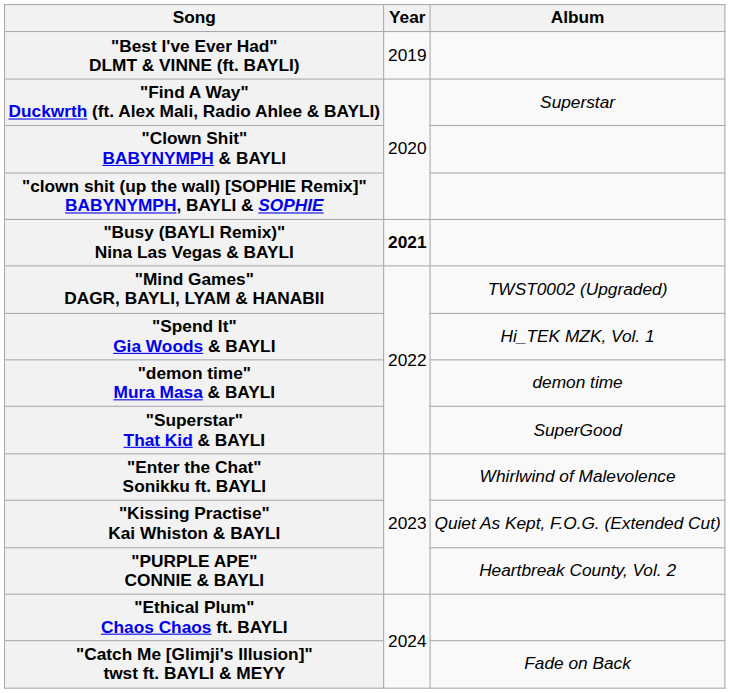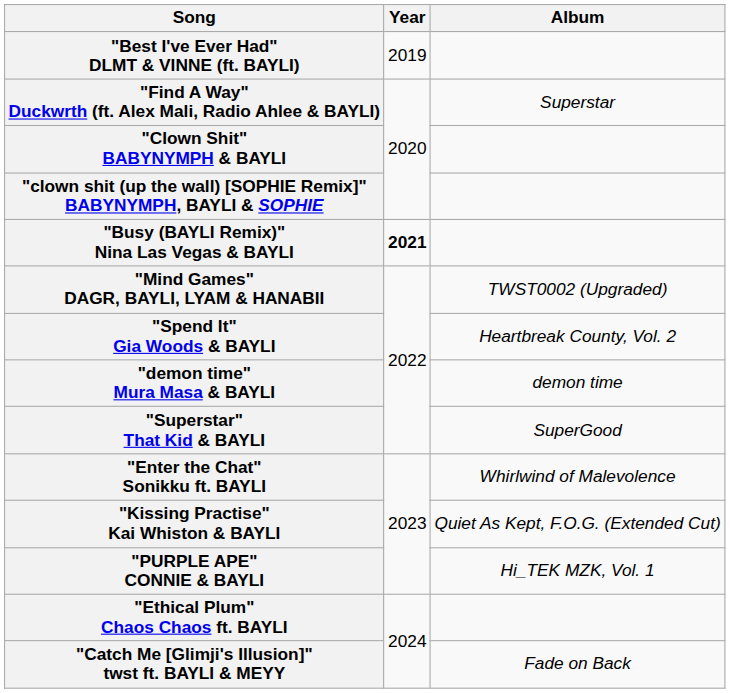(578, 336) Hi_TEK MZK, Vol. 1 -> (578, 336) Heartbreak County, Vol. 2
(578, 570) Heartbreak County, Vol. 2 -> (578, 570) Hi_TEK MZK, Vol. 1
